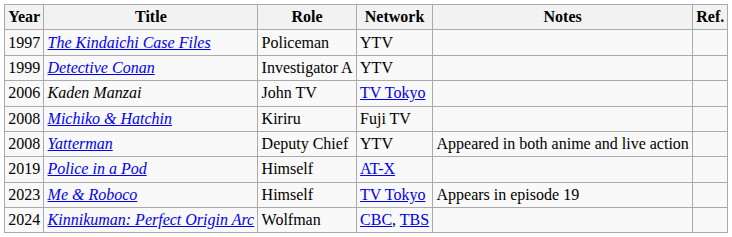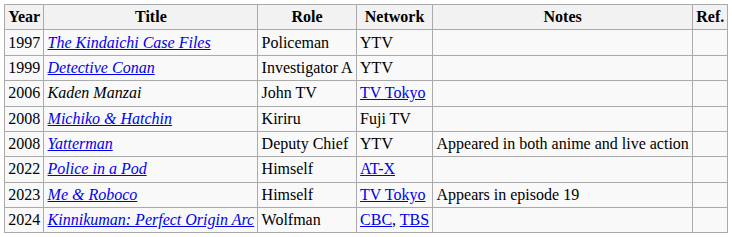(24, 169) 2019 -> (24, 169) 2022
